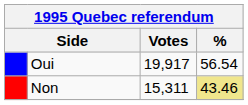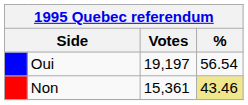(167, 64) 19,917 -> (167, 64) 19,197
(166, 88) 15,311 -> (167, 88) 15,361
